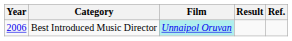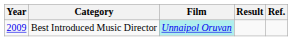(17, 28) 2006 -> (17, 28) 2009
